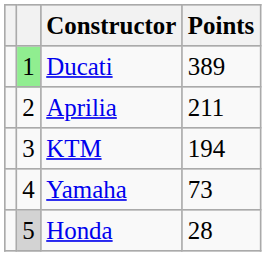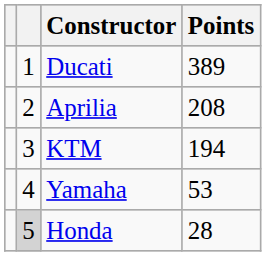(28, 66) lightgreen background -> (28, 66) no background
(206, 107) 211 -> (207, 107) 208
(200, 189) 73 -> (200, 189) 53
